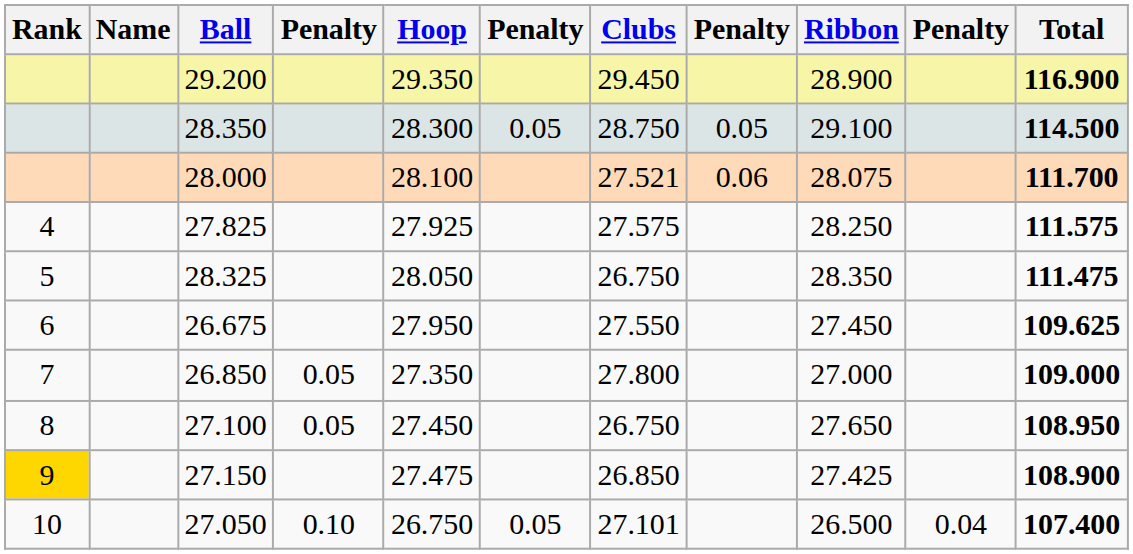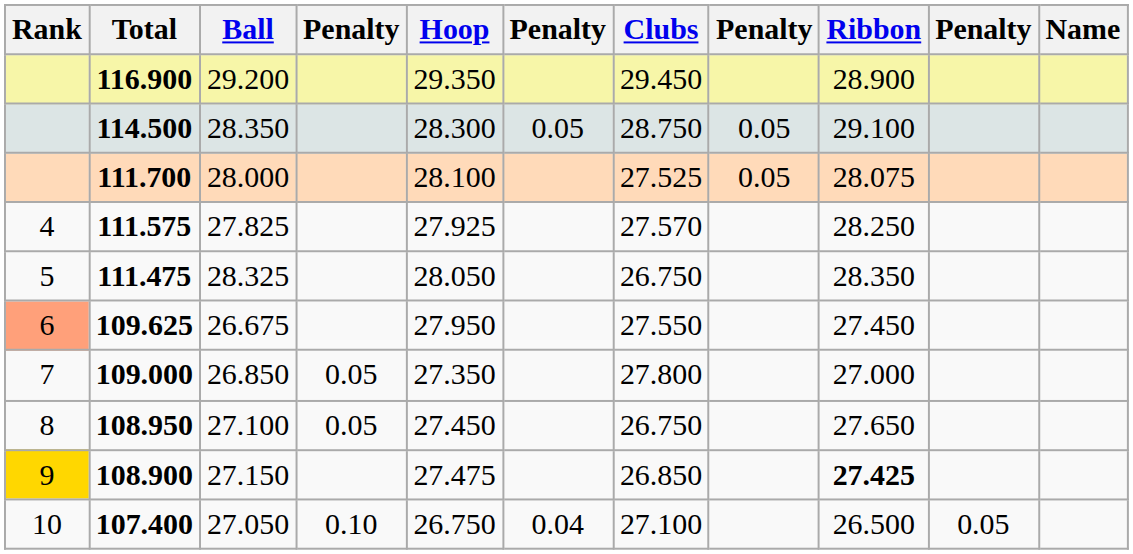columns swapped: (133, 29) <-> (1072, 29)
(639, 177) 27.521 -> (661, 177) 27.525
(742, 177) 0.06 -> (764, 177) 0.05
(639, 226) 27.575 -> (661, 226) 27.570
(47, 325) no background -> (47, 325) lightsalmon background
(851, 473) normal -> (874, 473) bold
(535, 523) 0.05 -> (558, 523) 0.04
(639, 523) 27.101 -> (661, 523) 27.100
(961, 523) 0.04 -> (983, 523) 0.05
